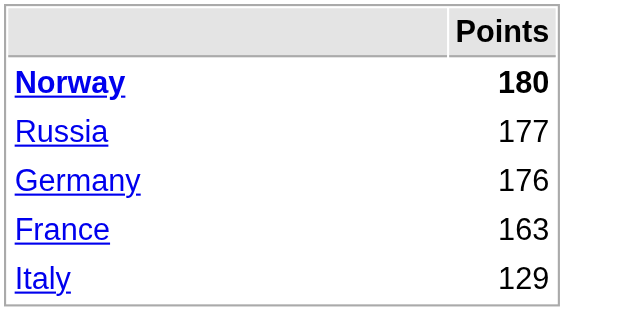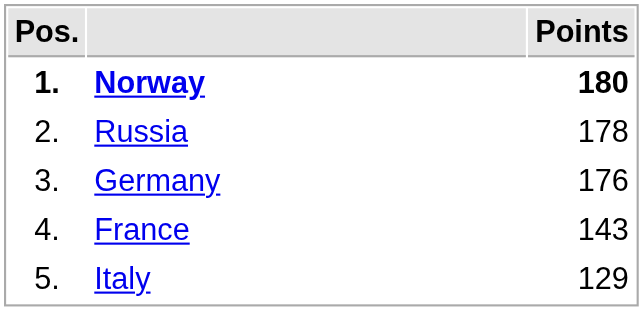+ column: (47, 32)
(524, 132) 177 -> (603, 132) 178
(524, 230) 163 -> (603, 230) 143
